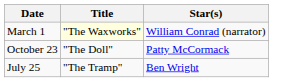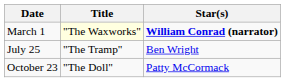(206, 31) normal -> (212, 31) bold
rows swapped: (24, 67) <-> (32, 49)
